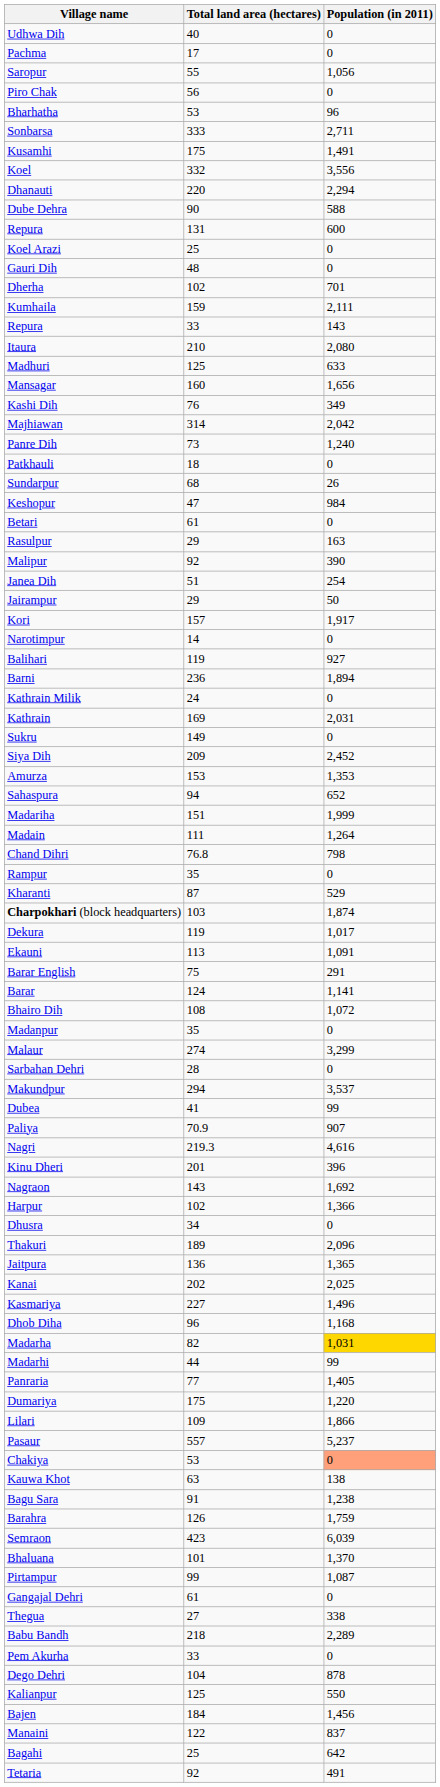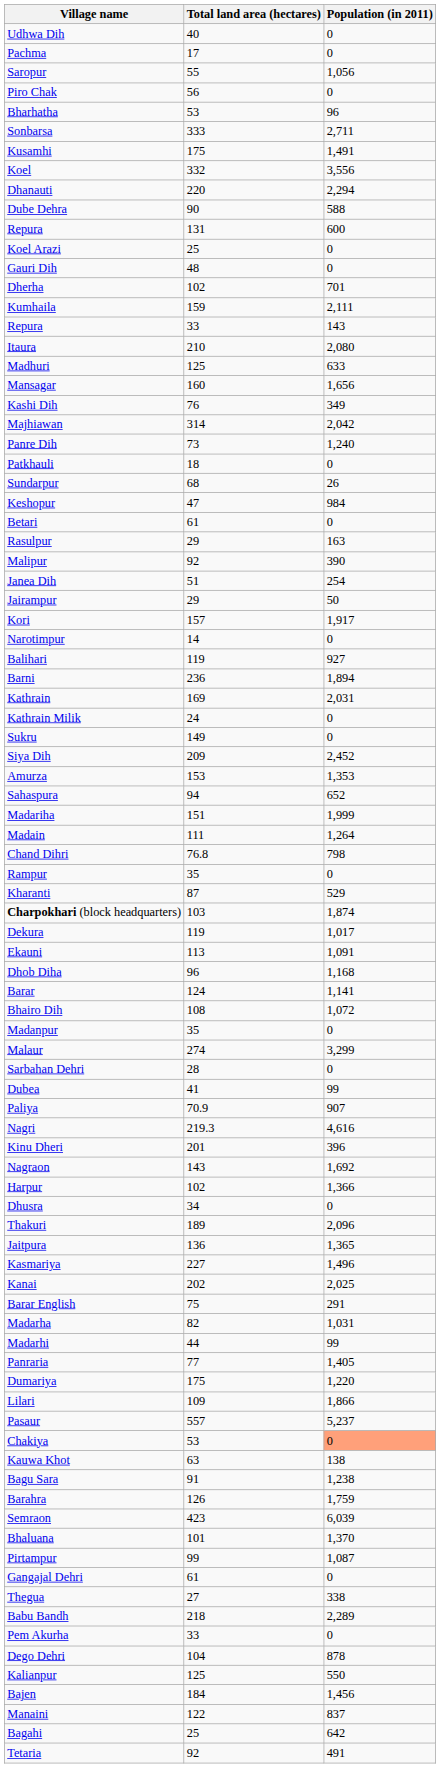rows swapped: (29, 717) <-> (44, 698)
rows swapped: (41, 971) <-> (34, 1323)
- row: (36, 1088)
rows swapped: (22, 1284) <-> (34, 1303)
(341, 1342) gold background -> (341, 1323) no background
